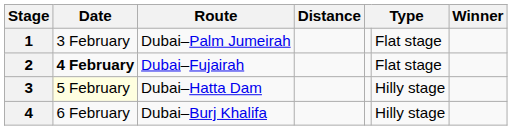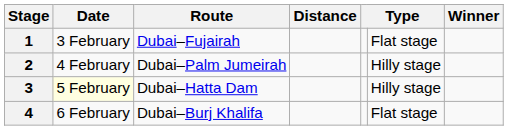(216, 40) Dubai–Palm Jumeirah -> (188, 40) Dubai–Fujairah
(95, 64) bold -> (93, 64) normal
(193, 64) Dubai–Fujairah -> (212, 64) Dubai–Palm Jumeirah
(408, 64) Flat stage -> (406, 64) Hilly stage
(410, 112) Hilly stage -> (404, 112) Flat stage
